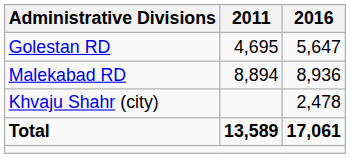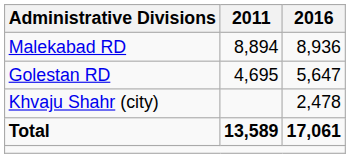rows swapped: (59, 46) <-> (67, 74)
